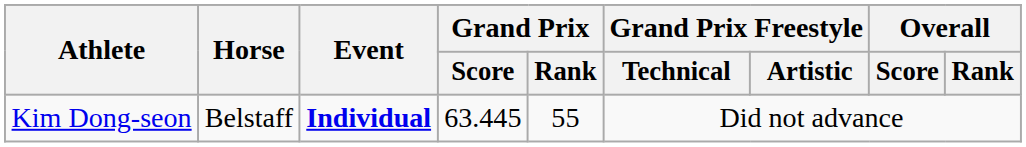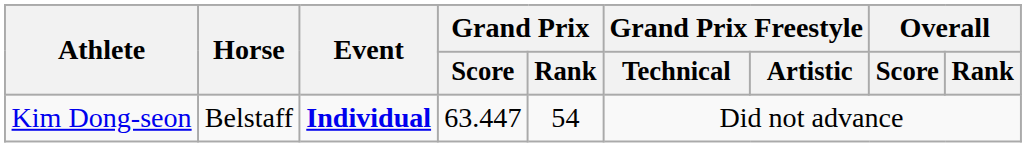(483, 118) 63.445 -> (483, 118) 63.447
(565, 118) 55 -> (565, 118) 54
